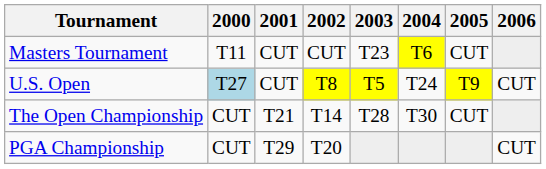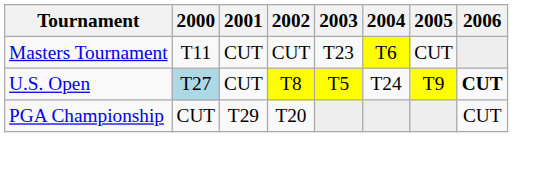(517, 84) normal -> (482, 84) bold
- row: (106, 116)
